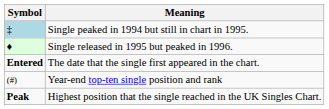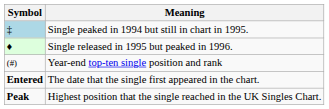rows swapped: (135, 79) <-> (154, 63)
